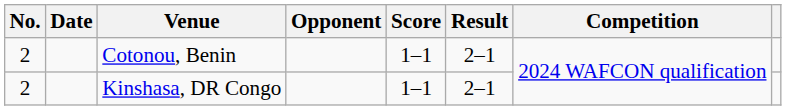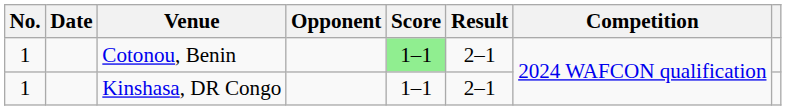(25, 54) 2 -> (25, 54) 1
(416, 54) no background -> (416, 54) lightgreen background
(25, 88) 2 -> (25, 88) 1
